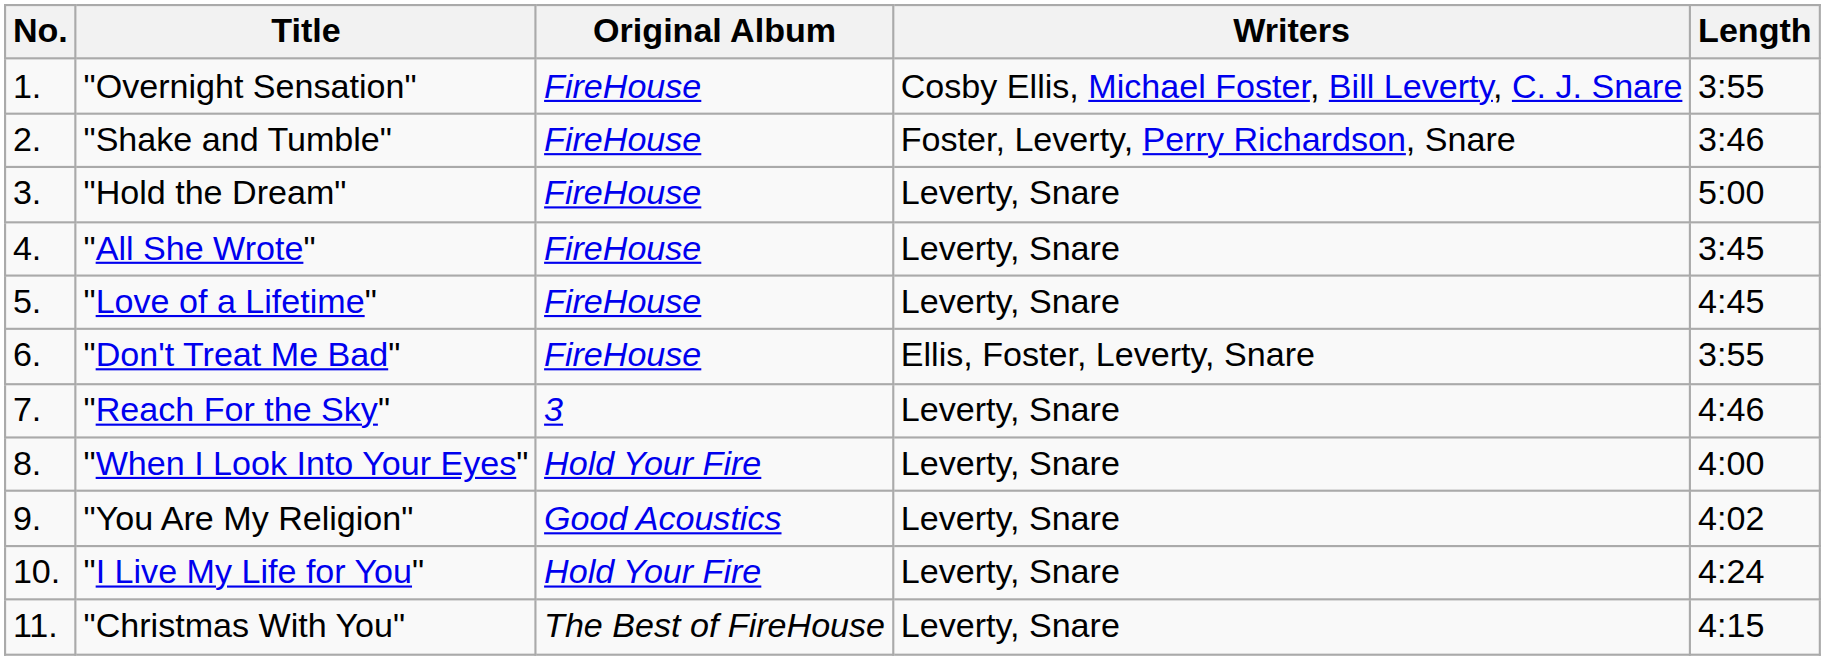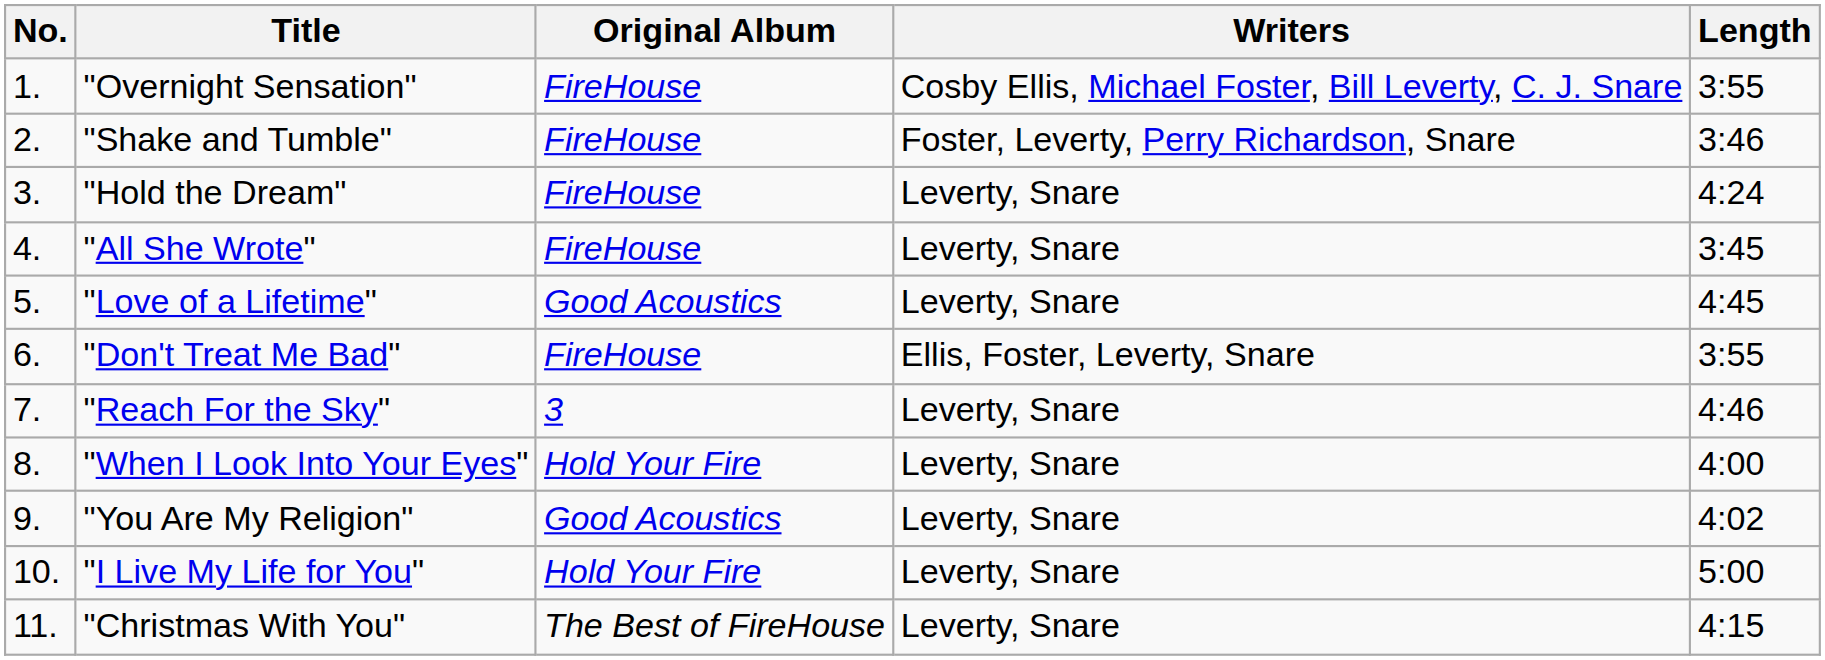(1731, 193) 5:00 -> (1731, 193) 4:24
(623, 301) FireHouse -> (663, 301) Good Acoustics
(1731, 572) 4:24 -> (1731, 572) 5:00
